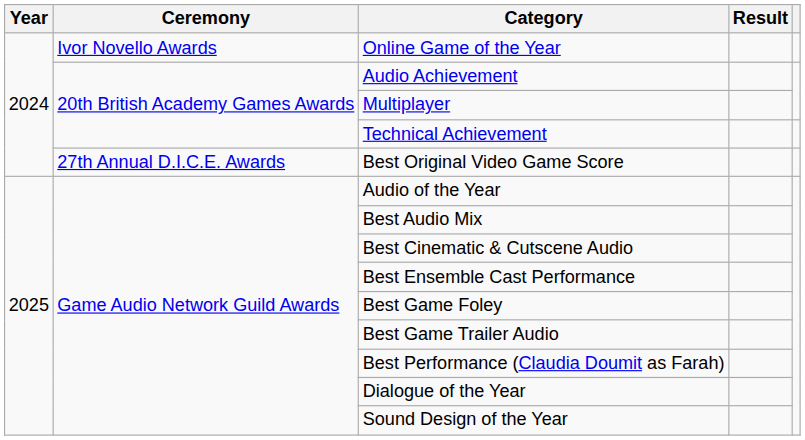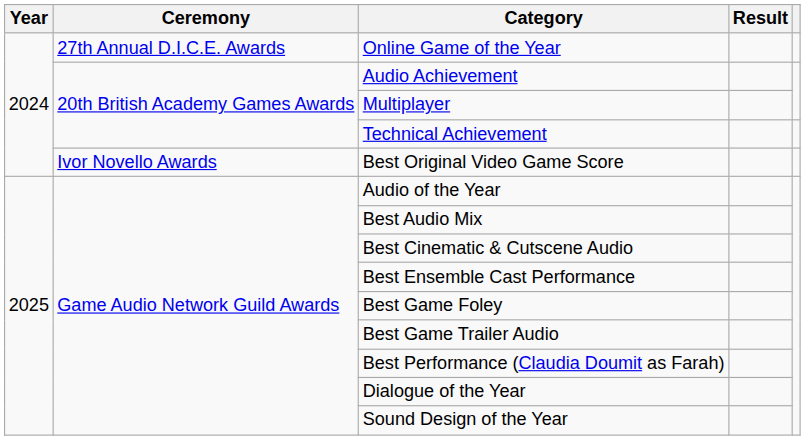(137, 47) Ivor Novello Awards -> (171, 47) 27th Annual D.I.C.E. Awards
(171, 162) 27th Annual D.I.C.E. Awards -> (137, 162) Ivor Novello Awards
